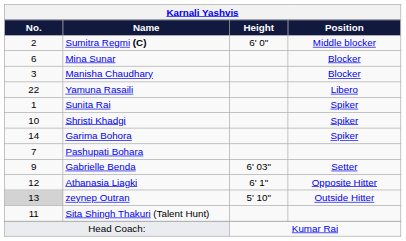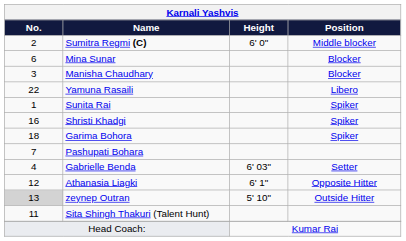(34, 121) 10 -> (34, 121) 16
(34, 136) 14 -> (34, 136) 18
(34, 167) 9 -> (34, 167) 4
